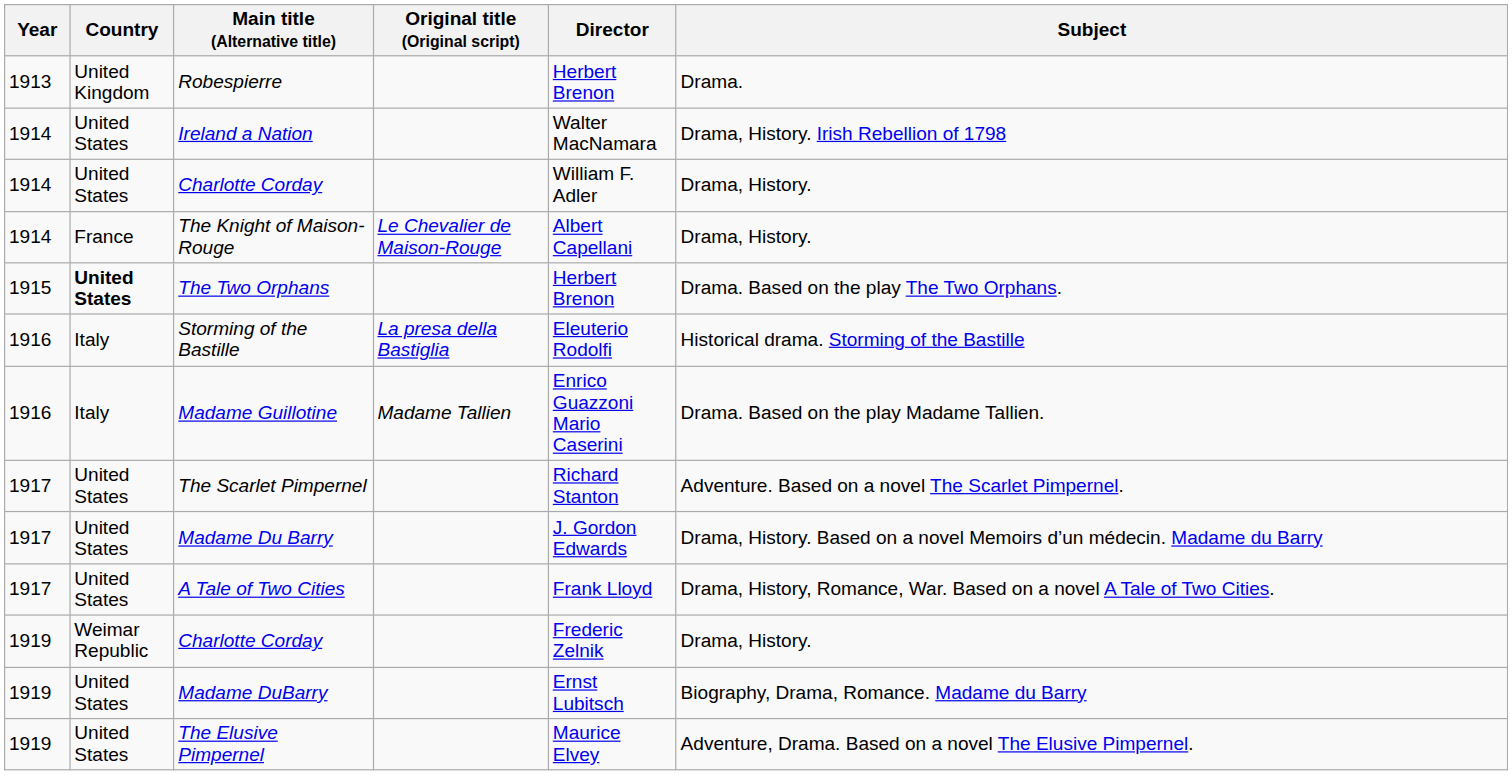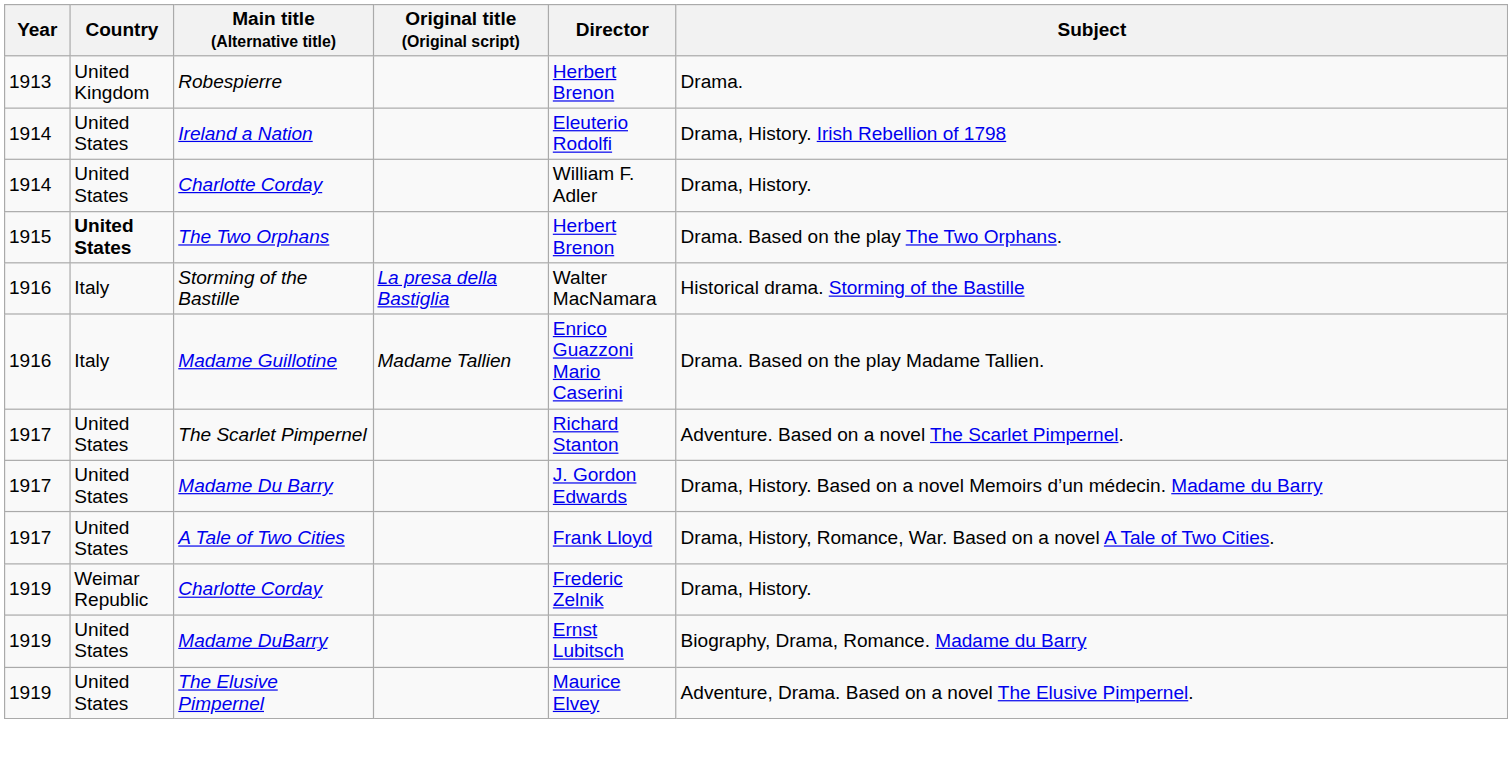(605, 133) Walter MacNamara -> (590, 133) Eleuterio Rodolfi
- row: (30, 236)
(590, 340) Eleuterio Rodolfi -> (605, 288) Walter MacNamara
